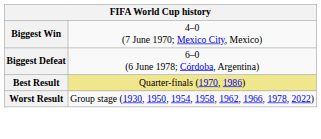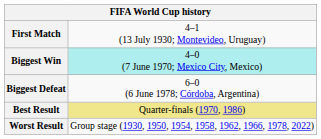+ row: (36, 34)
(192, 34) no background -> (192, 61) paleturquoise background
